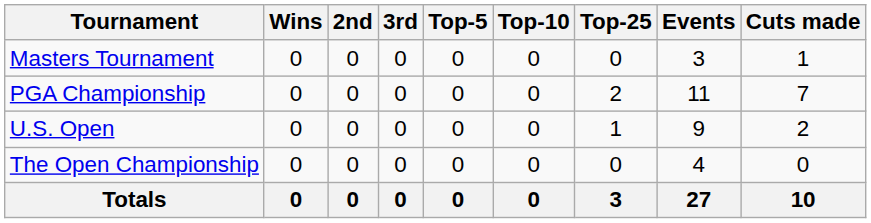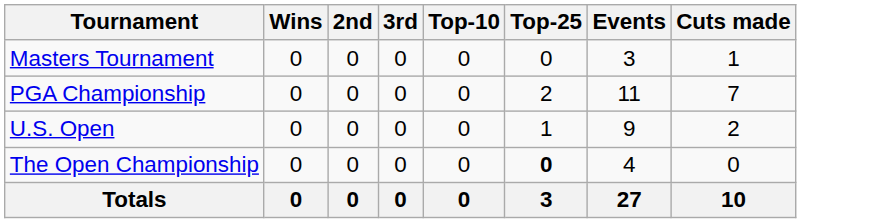- column: (458, 22)
(616, 164) normal -> (546, 164) bold
